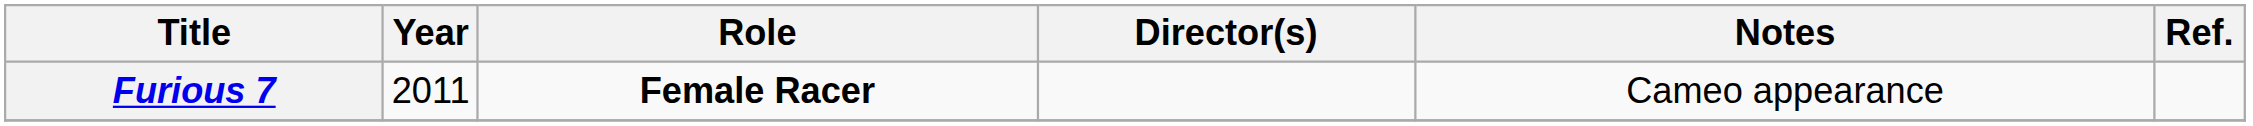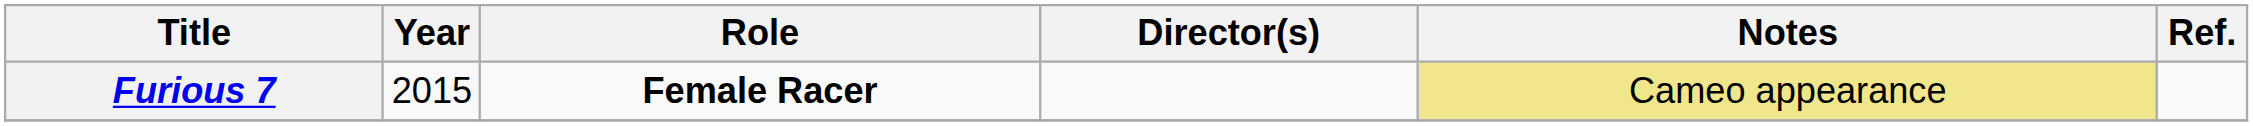(431, 90) 2011 -> (432, 90) 2015
(1785, 90) no background -> (1788, 90) khaki background
